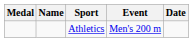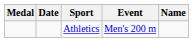columns swapped: (51, 12) <-> (176, 12)
